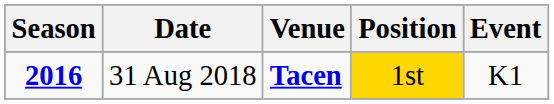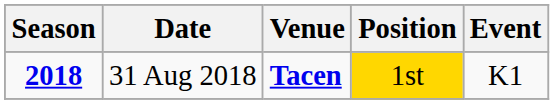(54, 75) 2016 -> (54, 75) 2018
